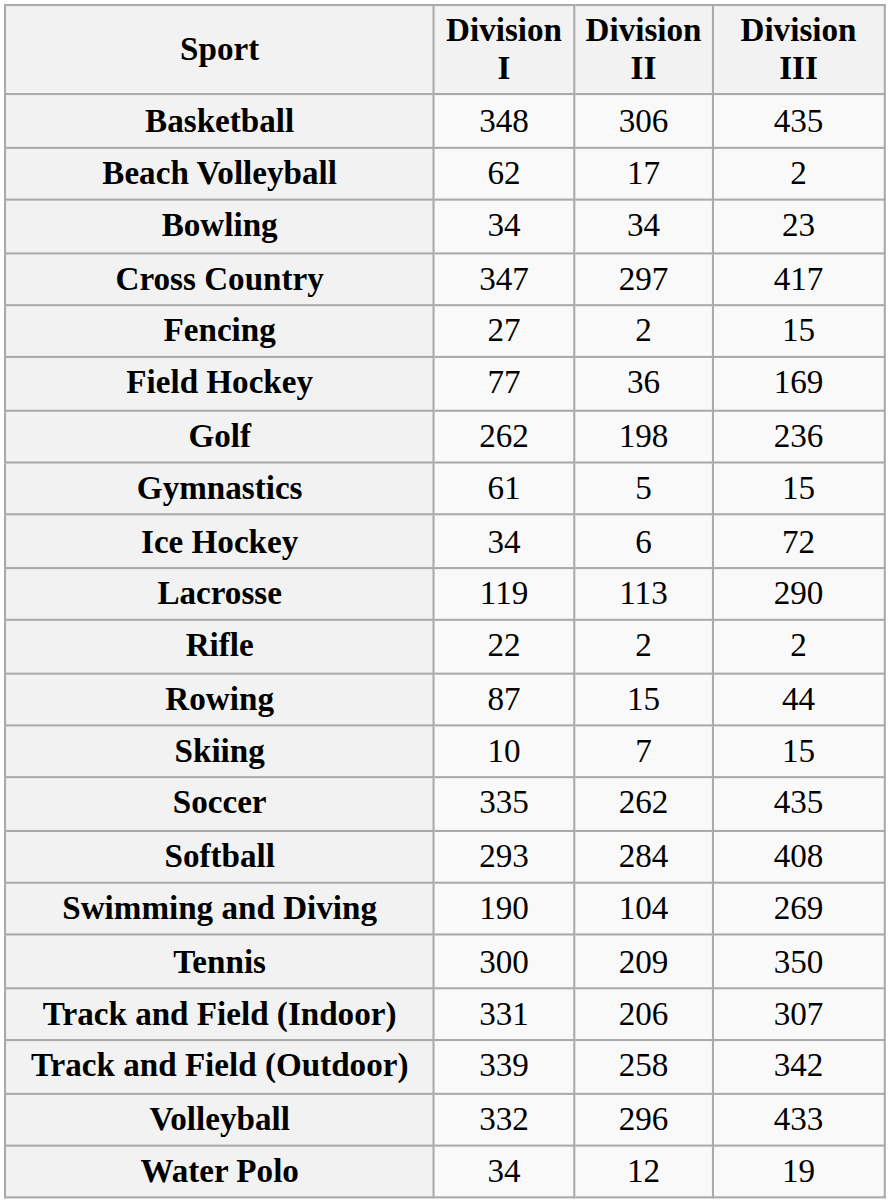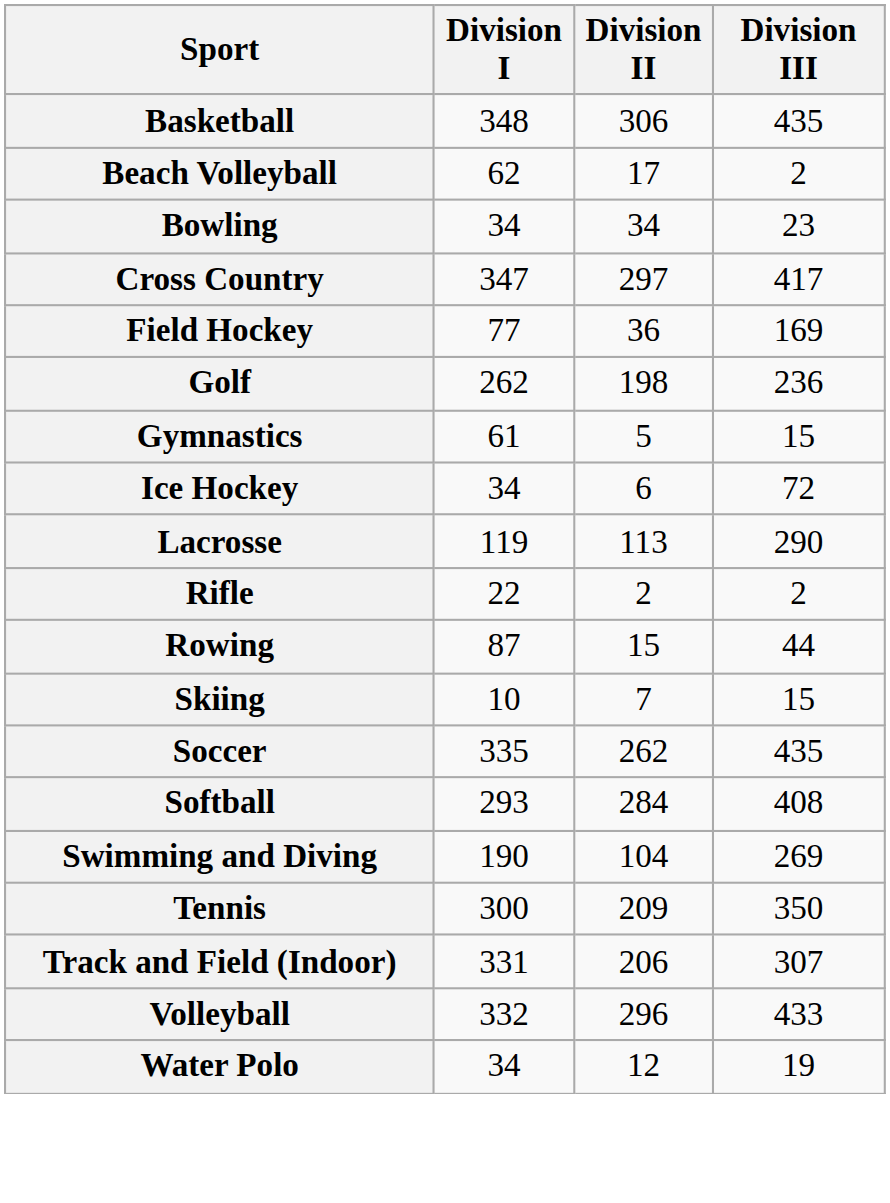- row: (220, 330)
- row: (220, 1066)
